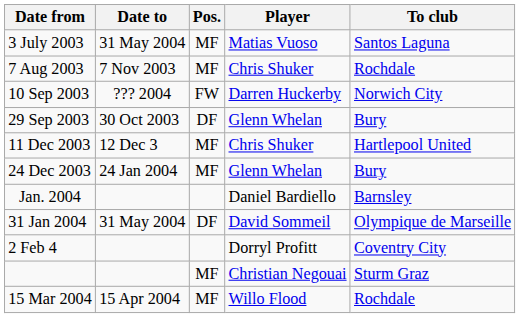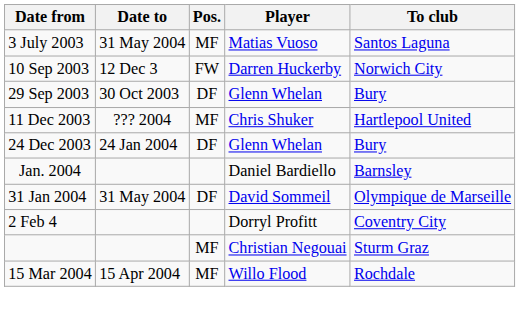- row: (46, 68)
(142, 94) ??? 2004 -> (128, 68) 12 Dec 3
(128, 145) 12 Dec 3 -> (142, 119) ??? 2004
(207, 171) MF -> (207, 145) DF
